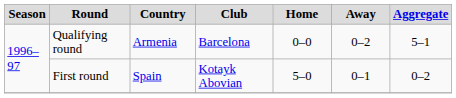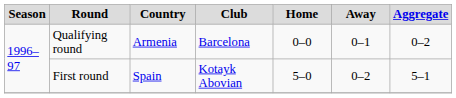(361, 41) 0–2 -> (361, 41) 0–1
(421, 41) 5–1 -> (421, 41) 0–2
(361, 75) 0–1 -> (361, 75) 0–2
(421, 75) 0–2 -> (421, 75) 5–1
